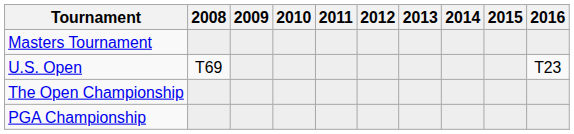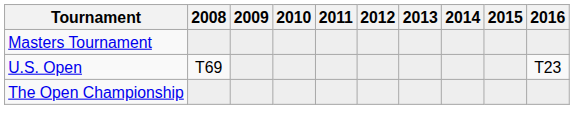- row: (77, 117)
